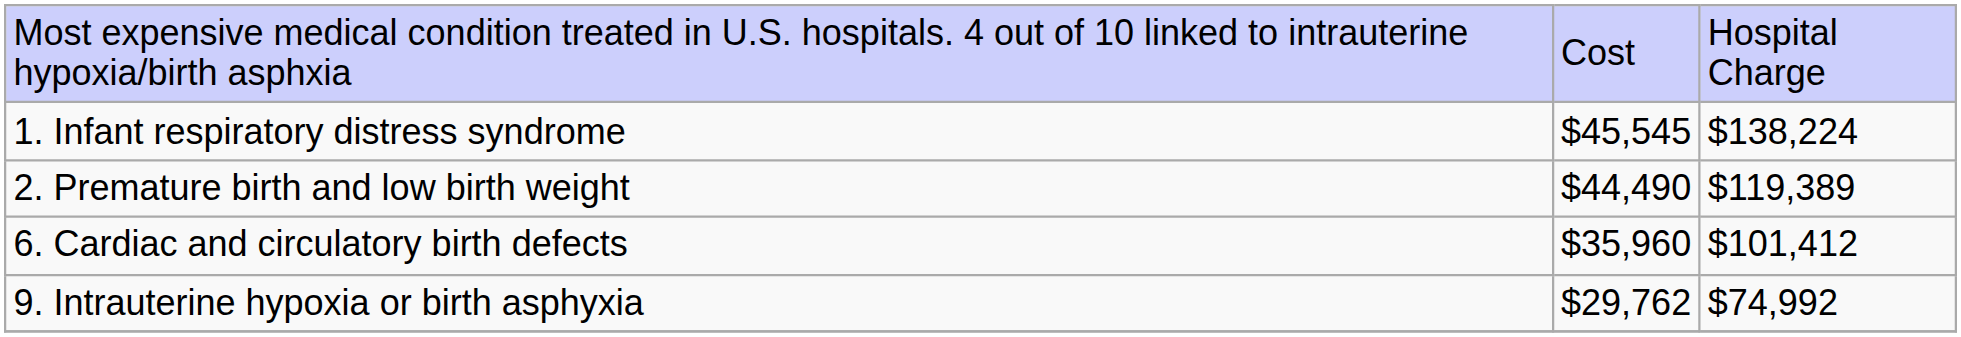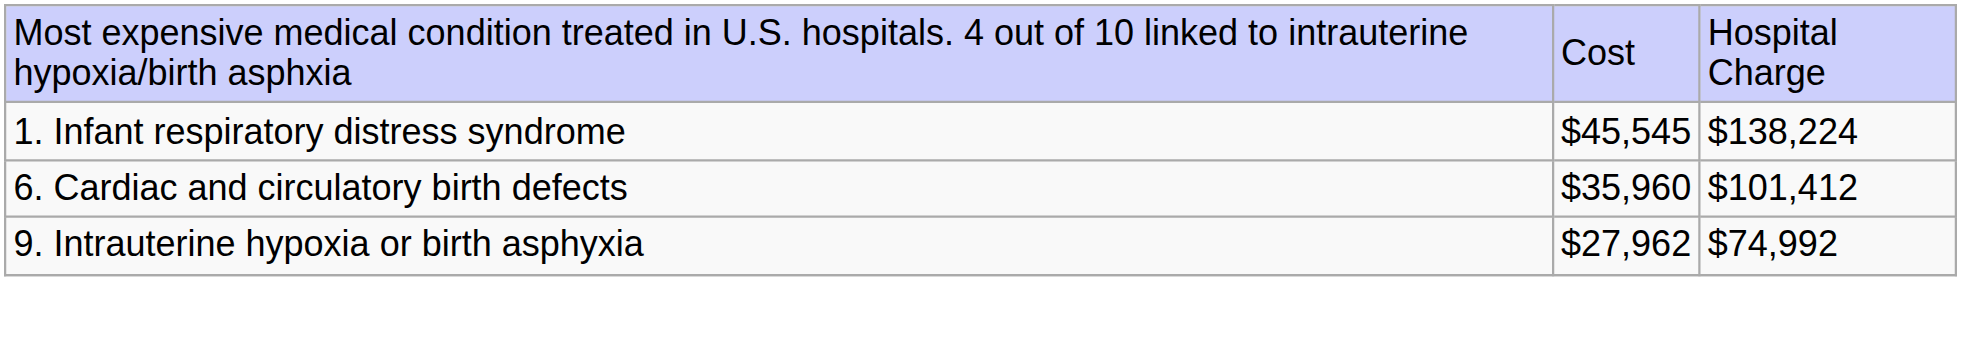- row: (322, 187)
(1626, 301) $29,762 -> (1626, 244) $27,962
